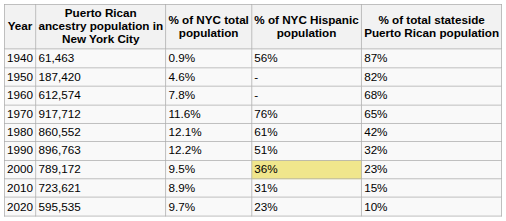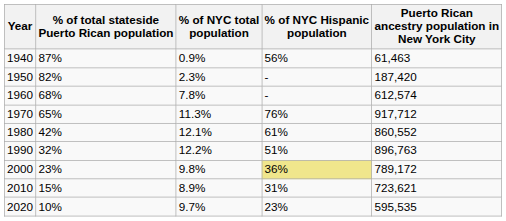columns swapped: (101, 26) <-> (432, 26)
(182, 77) 4.6% -> (192, 77) 2.3%
(185, 114) 11.6% -> (195, 114) 11.3%
(182, 169) 9.5% -> (192, 169) 9.8%
